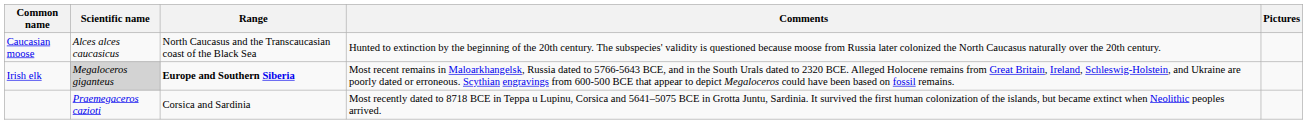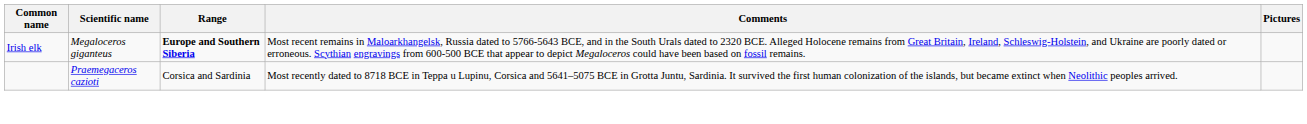- row: (28, 47)
(100, 76) lightgrey background -> (98, 47) no background
